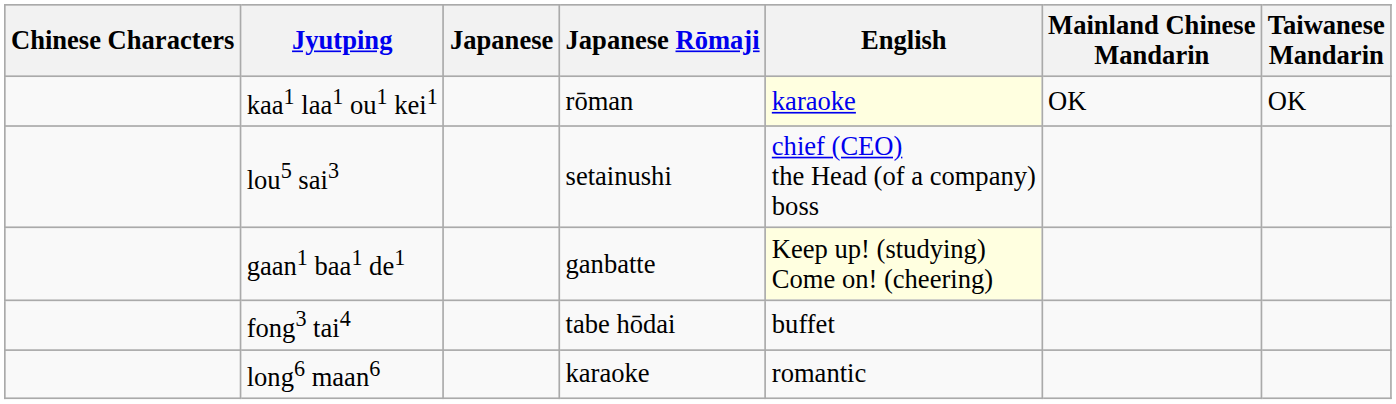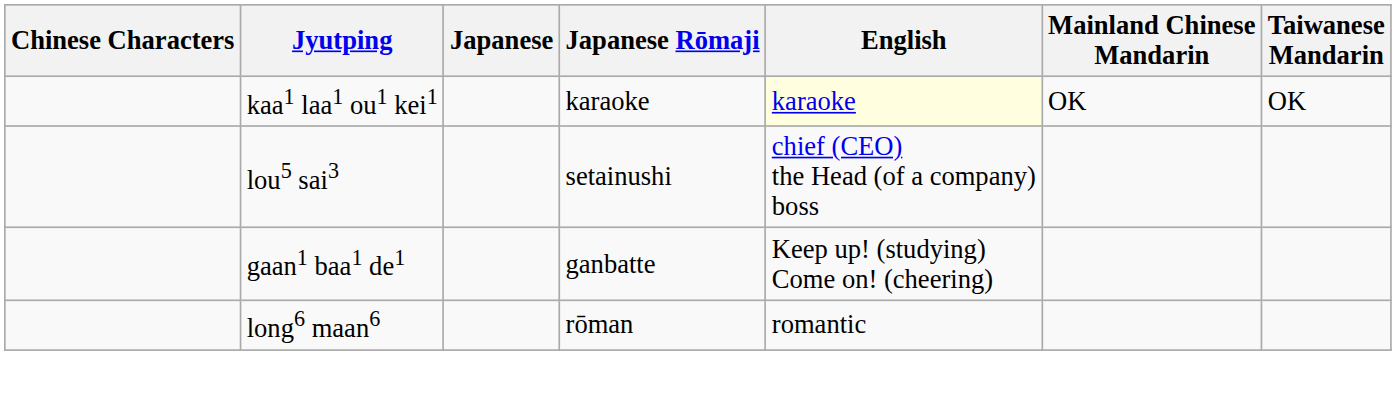(599, 101) rōman -> (608, 101) karaoke
(882, 263) lightyellow background -> (882, 263) no background
- row: (299, 324)
(608, 373) karaoke -> (599, 324) rōman
